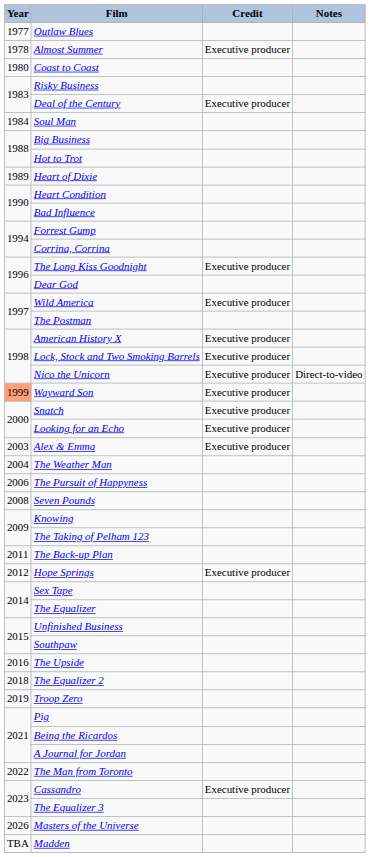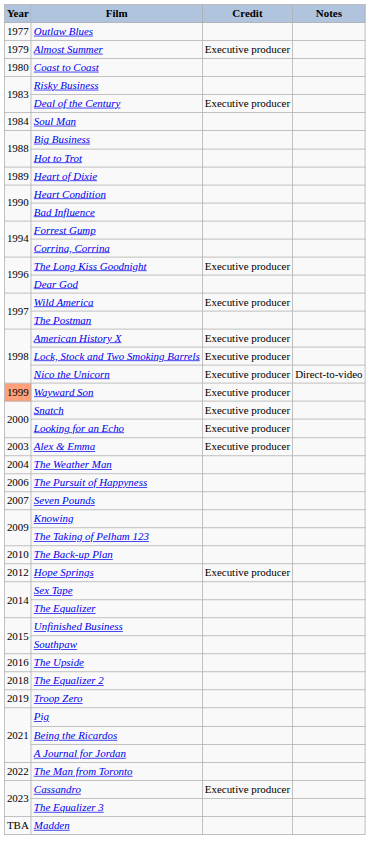(18, 49) 1978 -> (18, 49) 1979
(18, 500) 2008 -> (18, 500) 2007
(18, 555) 2011 -> (18, 555) 2010
- row: (86, 825)
